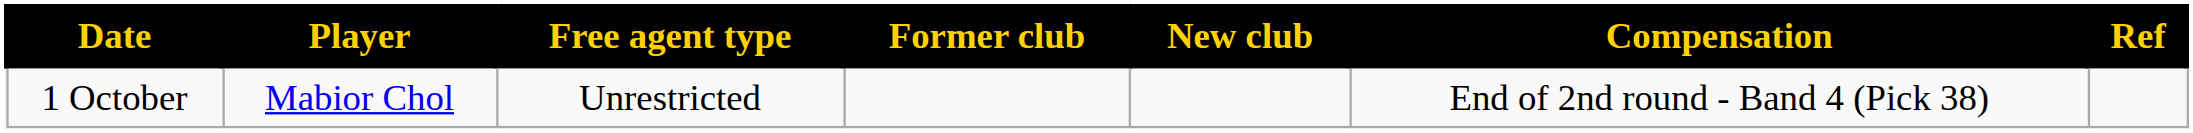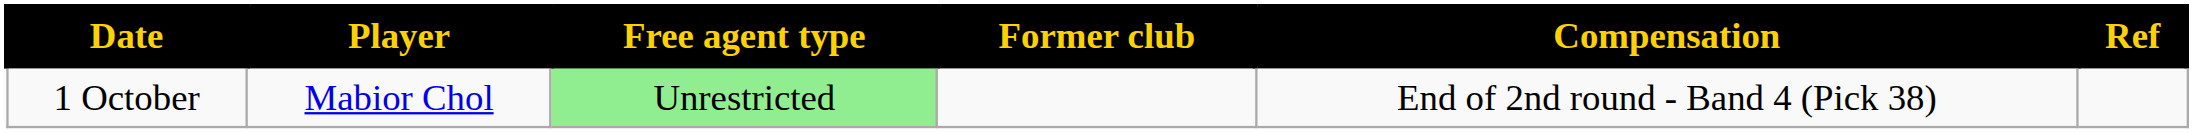- column: (1240, 35)
(670, 96) no background -> (744, 96) lightgreen background
